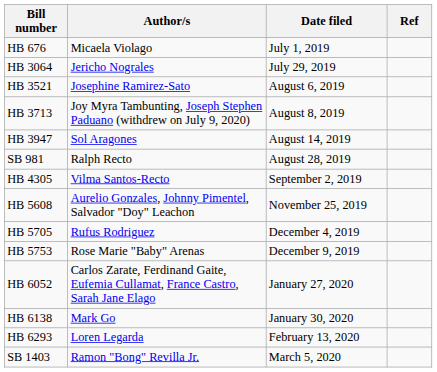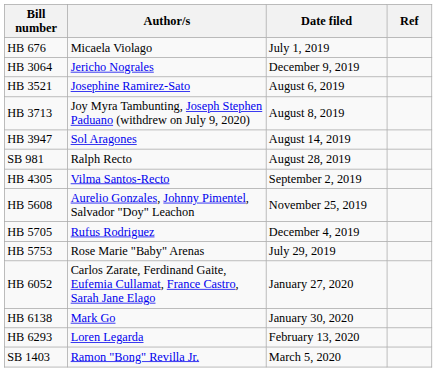(302, 67) July 29, 2019 -> (314, 67) December 9, 2019
(314, 251) December 9, 2019 -> (302, 251) July 29, 2019
